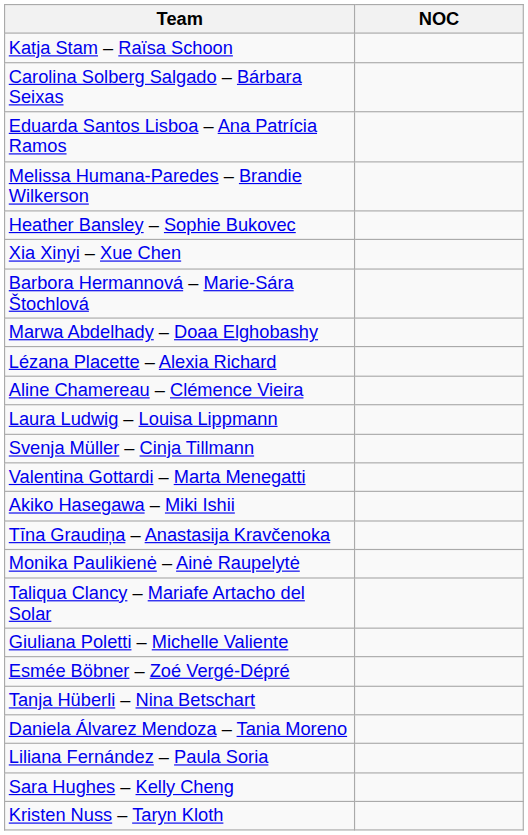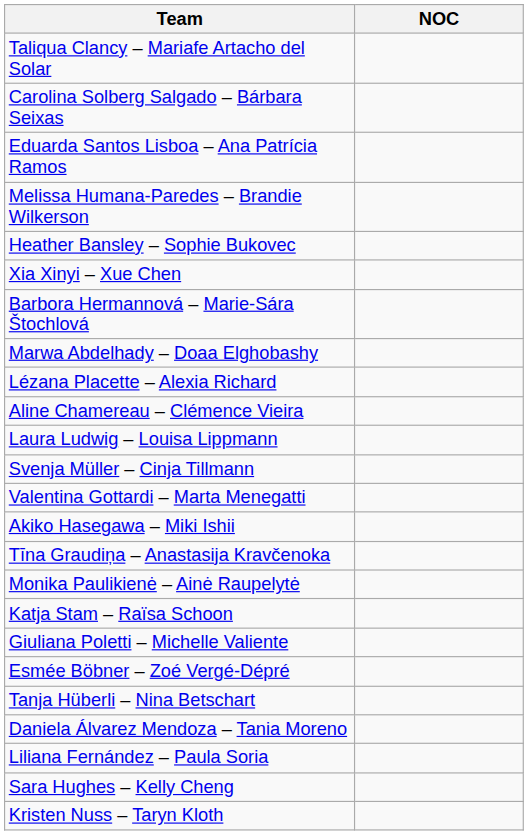rows swapped: (157, 603) <-> (121, 47)
